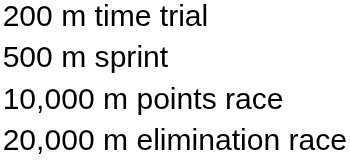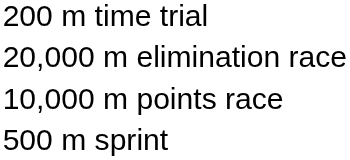rows swapped: (85, 57) <-> (175, 140)
